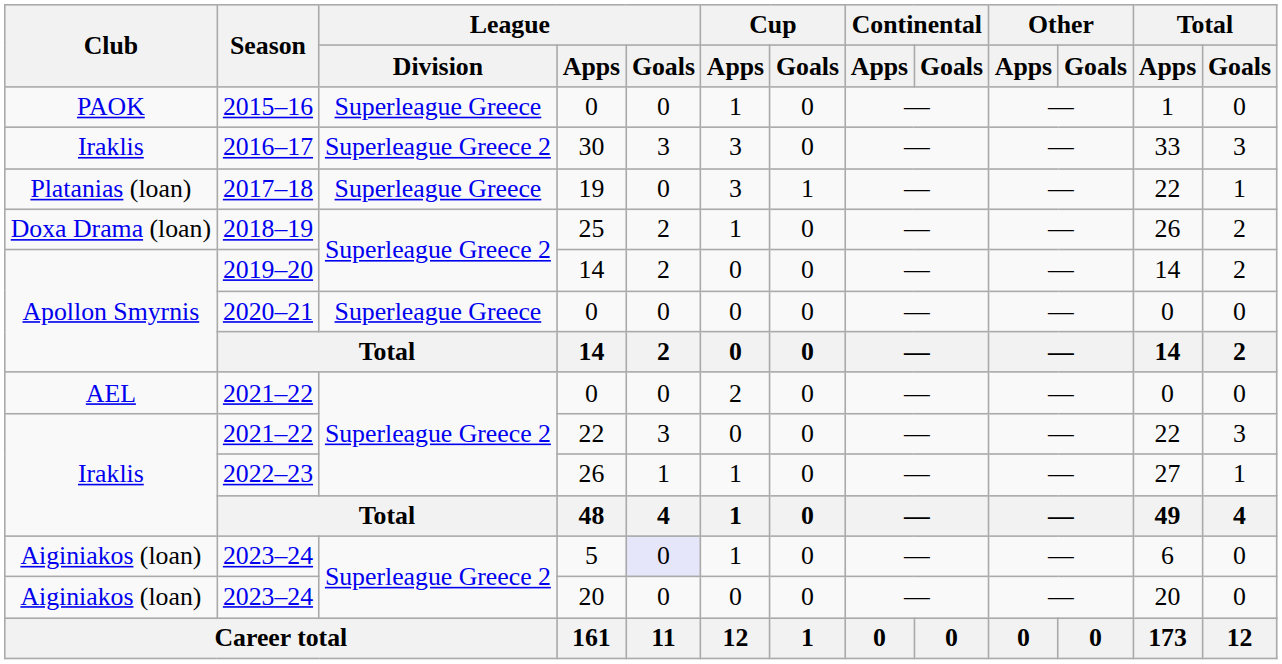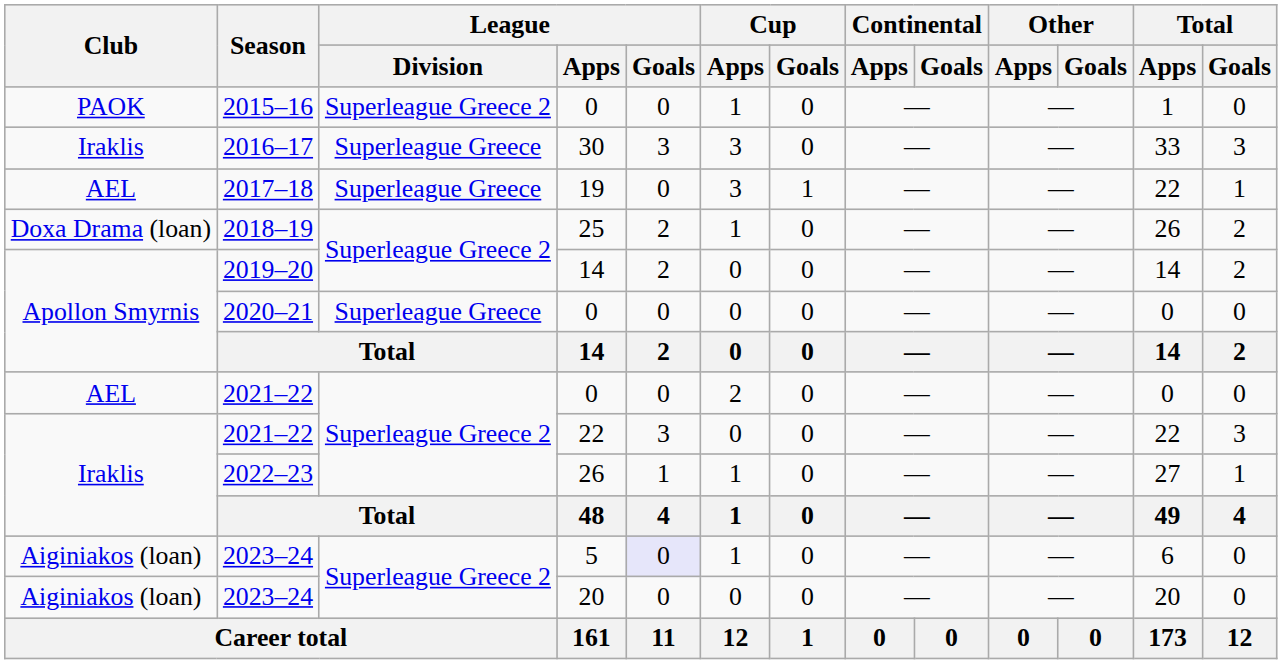(438, 106) Superleague Greece -> (438, 106) Superleague Greece 2
(438, 147) Superleague Greece 2 -> (438, 147) Superleague Greece
(111, 188) Platanias (loan) -> (111, 188) AEL
